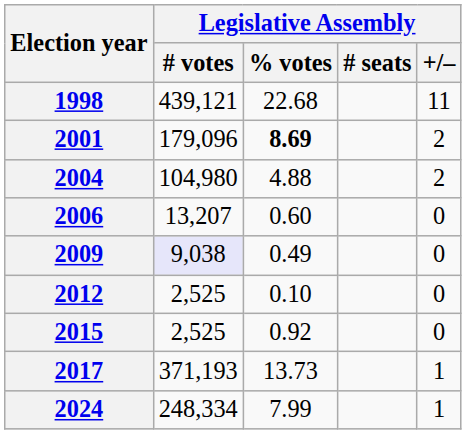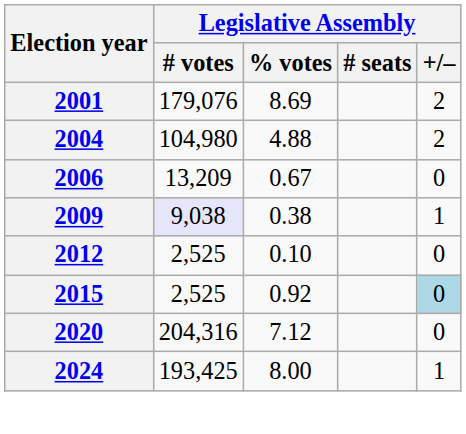- row: (79, 100)
(198, 139) 179,096 -> (198, 100) 179,076
(290, 139) bold -> (290, 100) normal
(198, 216) 13,207 -> (198, 178) 13,209
(290, 216) 0.60 -> (290, 178) 0.67
(290, 255) 0.49 -> (290, 216) 0.38
(439, 255) 0 -> (439, 216) 1
(439, 332) no background -> (439, 293) lightblue background
- row: (79, 370)
+ row: (79, 332)
(198, 409) 248,334 -> (198, 370) 193,425
(290, 409) 7.99 -> (290, 370) 8.00
